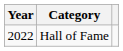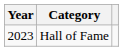(21, 35) 2022 -> (21, 35) 2023
